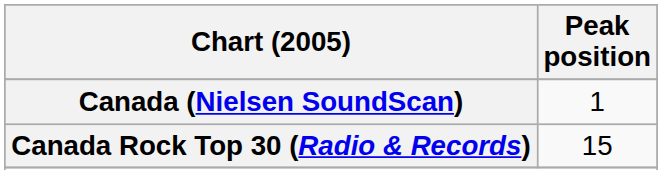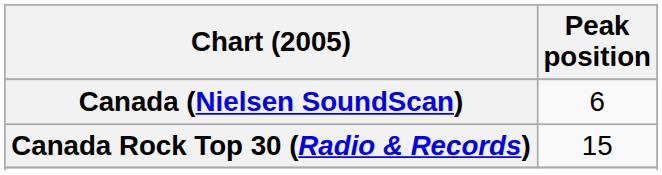(597, 101) 1 -> (597, 101) 6
